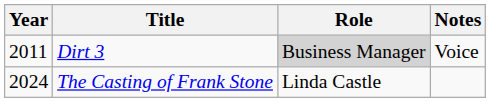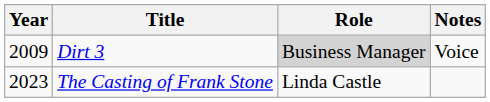(28, 50) 2011 -> (29, 50) 2009
(29, 81) 2024 -> (29, 81) 2023
